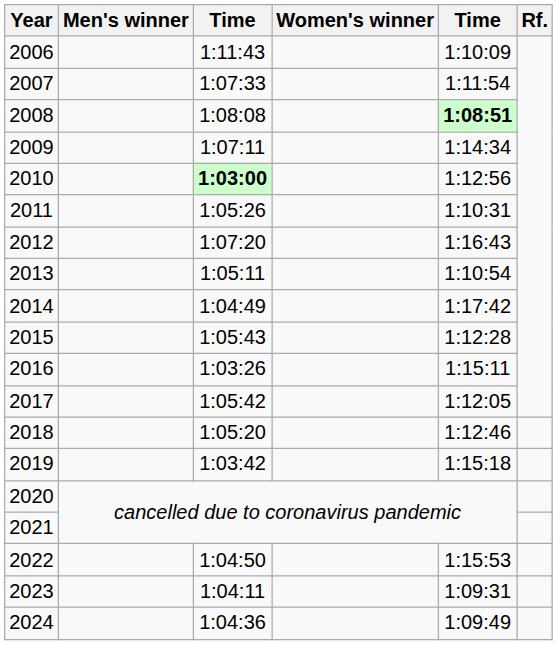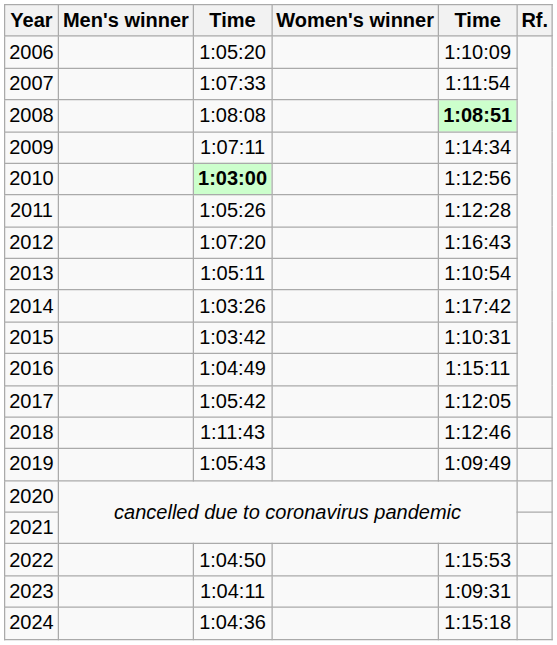(233, 52) 1:11:43 -> (233, 52) 1:05:20
(478, 210) 1:10:31 -> (478, 210) 1:12:28
(233, 305) 1:04:49 -> (233, 305) 1:03:26
(233, 337) 1:05:43 -> (233, 337) 1:03:42
(478, 337) 1:12:28 -> (478, 337) 1:10:31
(233, 369) 1:03:26 -> (233, 369) 1:04:49
(233, 432) 1:05:20 -> (233, 432) 1:11:43
(233, 464) 1:03:42 -> (233, 464) 1:05:43
(478, 464) 1:15:18 -> (478, 464) 1:09:49
(478, 623) 1:09:49 -> (478, 623) 1:15:18
